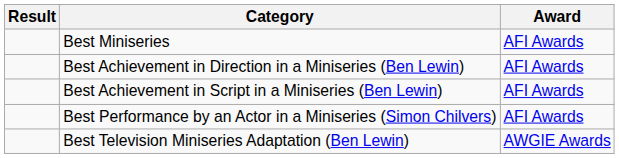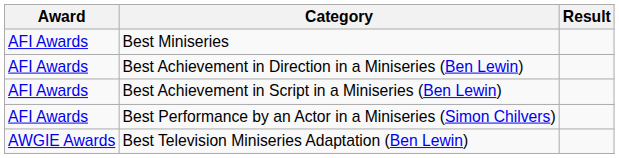columns swapped: (557, 16) <-> (32, 16)
